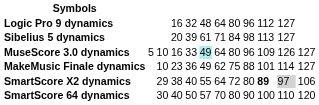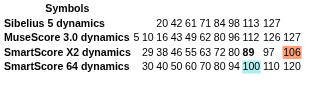- row: (59, 23)
(191, 38) 39 -> (177, 23) 42
(191, 52) 33 -> (177, 38) 43
(206, 52) paleturquoise background -> (191, 38) no background
(220, 52) 64 -> (205, 38) 62
(266, 52) 109 -> (251, 38) 112
- row: (75, 67)
(191, 81) 40 -> (177, 52) 46
(220, 81) 64 -> (205, 52) 63
(283, 81) lightgrey background -> (269, 52) no background
(307, 81) no background -> (292, 52) lightsalmon background
(206, 96) 57 -> (191, 67) 60
(249, 96) 90 -> (234, 67) 94
(266, 96) no background -> (251, 67) paleturquoise background
